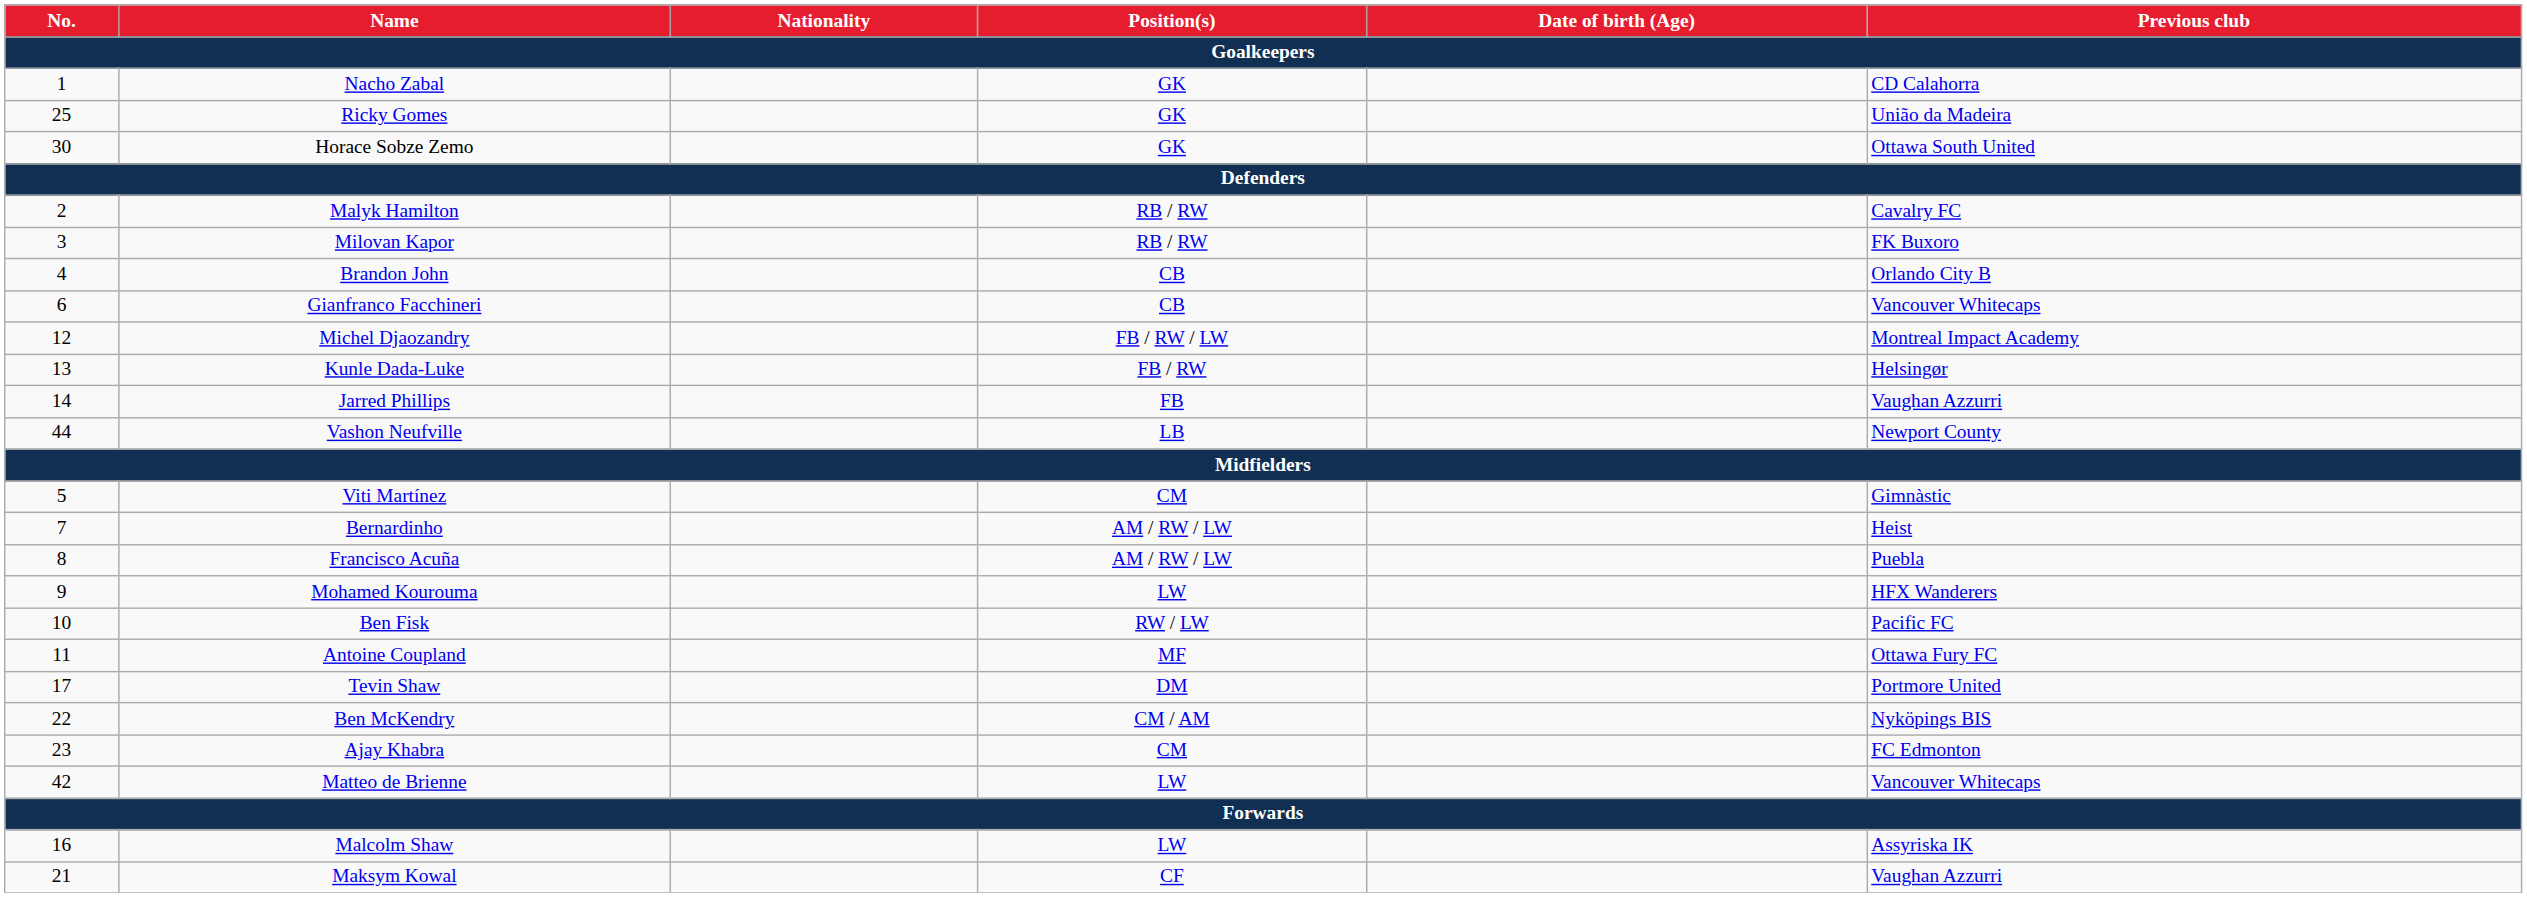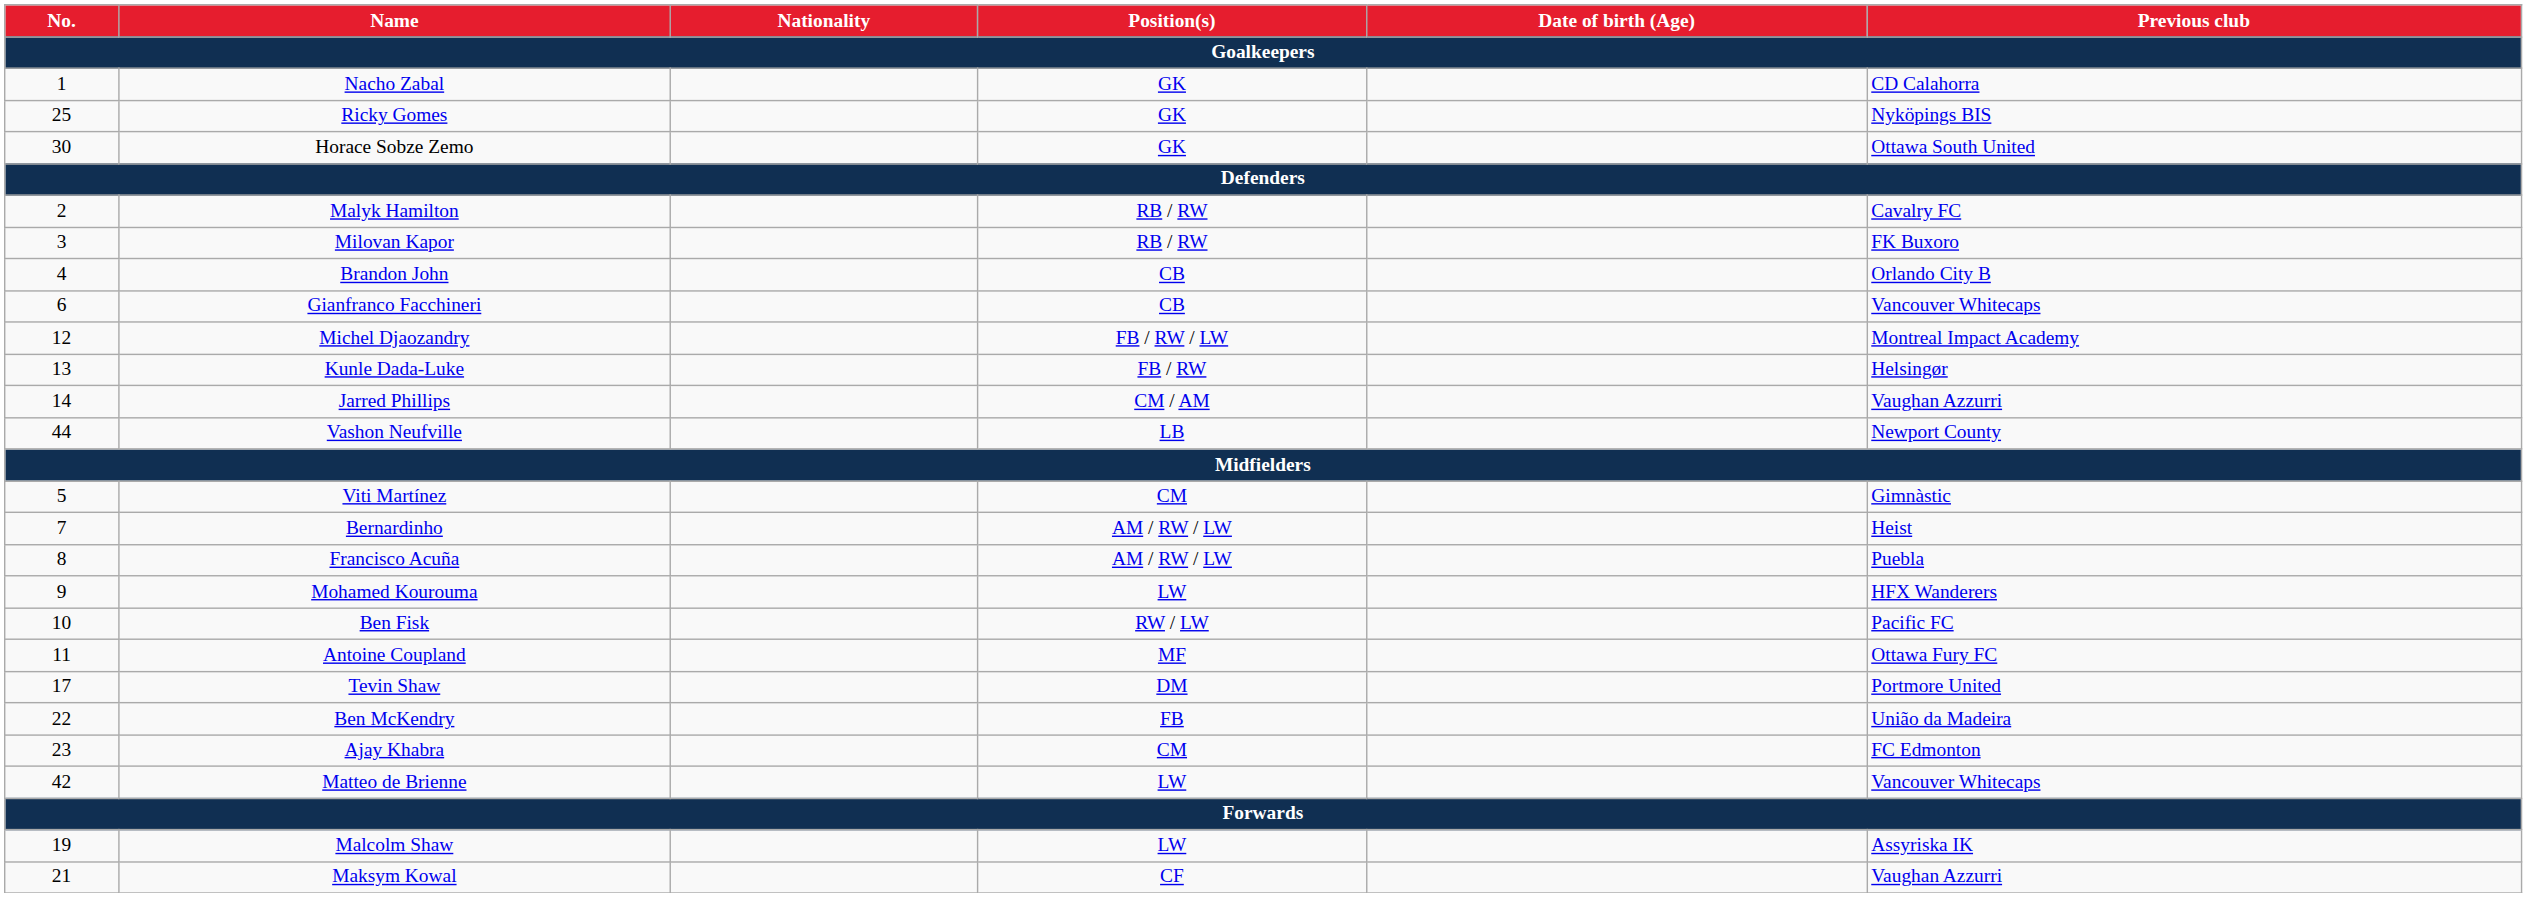(1941, 115) União da Madeira -> (1931, 115) Nyköpings BIS
(1172, 400) FB -> (1172, 400) CM / AM
(1172, 718) CM / AM -> (1172, 718) FB
(1931, 718) Nyköpings BIS -> (1941, 718) União da Madeira
(62, 844) 16 -> (62, 844) 19
